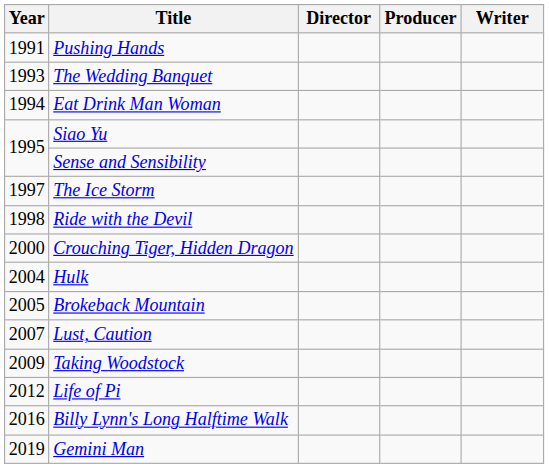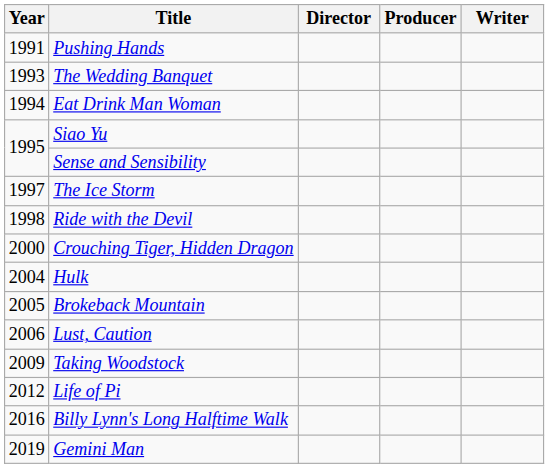(27, 334) 2007 -> (27, 334) 2006
